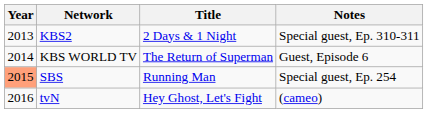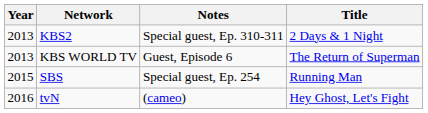columns swapped: (208, 14) <-> (349, 14)
(21, 56) 2014 -> (21, 56) 2013
(21, 77) lightsalmon background -> (21, 77) no background
